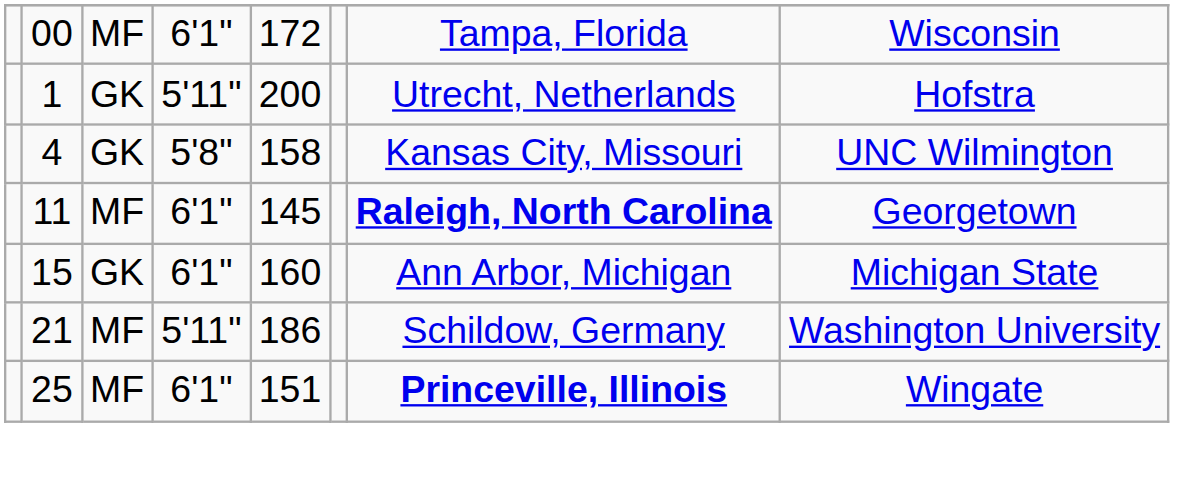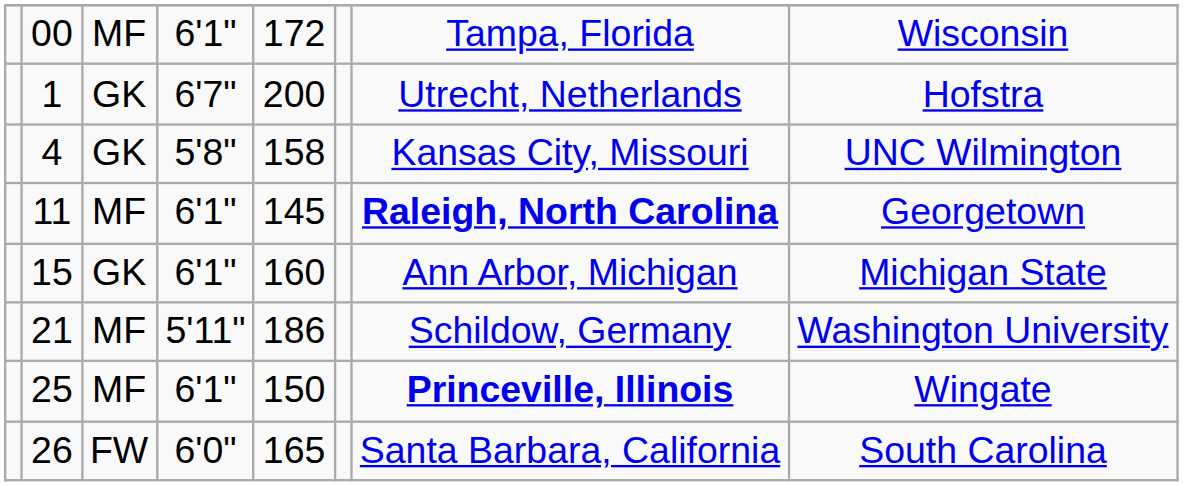(201, 93) 5'11" -> (205, 93) 6'7"
(290, 390) 151 -> (294, 390) 150
+ row: (52, 449)
